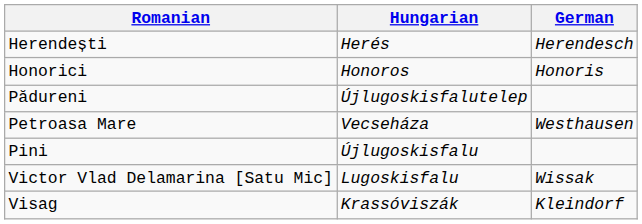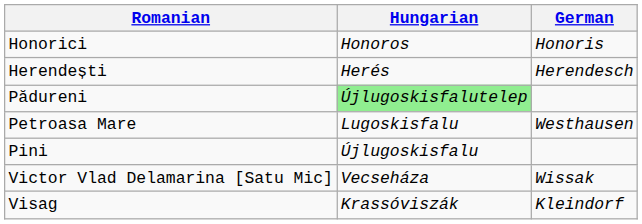rows swapped: (58, 45) <-> (48, 71)
(434, 98) no background -> (434, 98) lightgreen background
(385, 125) Vecseháza -> (400, 125) Lugoskisfalu
(400, 178) Lugoskisfalu -> (385, 178) Vecseháza
